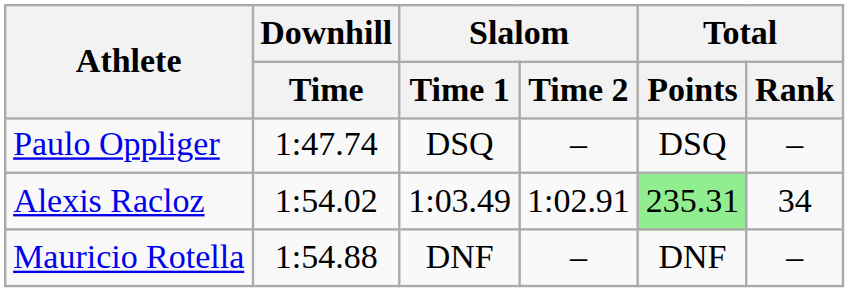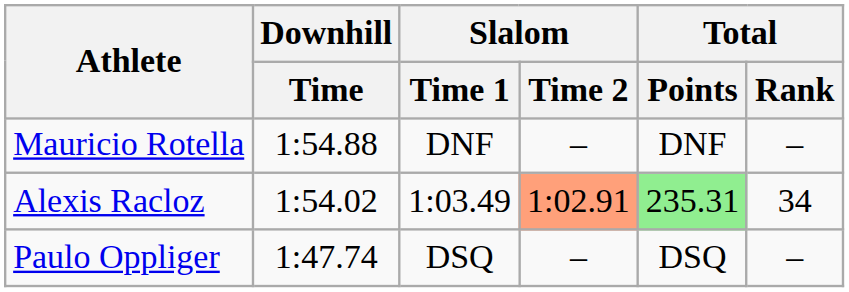rows swapped: (129, 257) <-> (116, 145)
(578, 201) no background -> (578, 201) lightsalmon background
